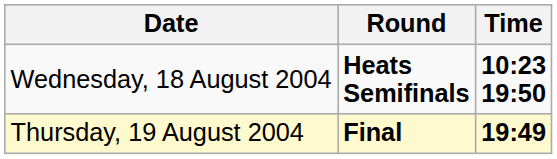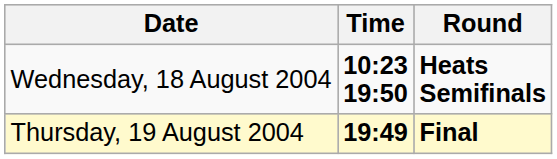columns swapped: (514, 24) <-> (406, 24)
